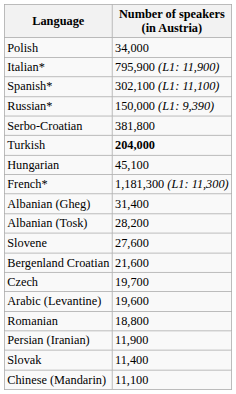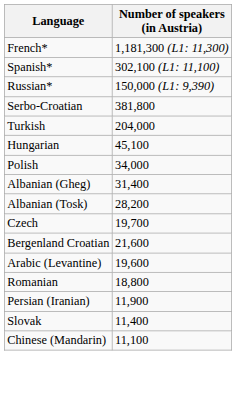rows swapped: (27, 184) <-> (23, 47)
- row: (26, 67)
(135, 145) bold -> (135, 125) normal
- row: (27, 243)
rows swapped: (58, 262) <-> (23, 282)
